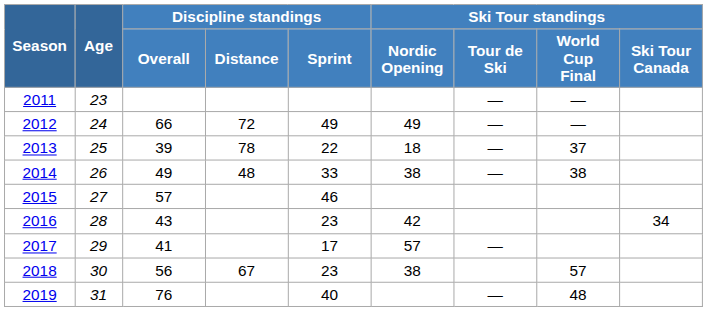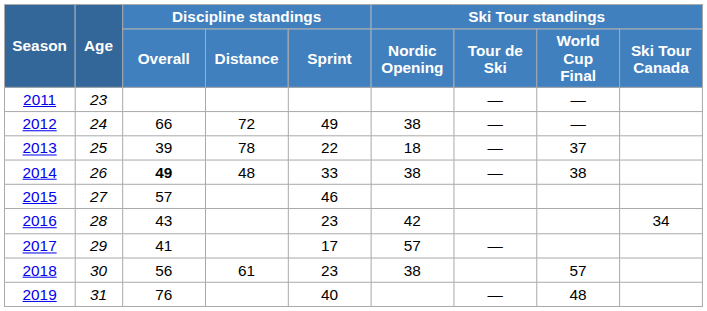(412, 124) 49 -> (412, 124) 38
(164, 173) normal -> (164, 173) bold
(247, 270) 67 -> (247, 270) 61
